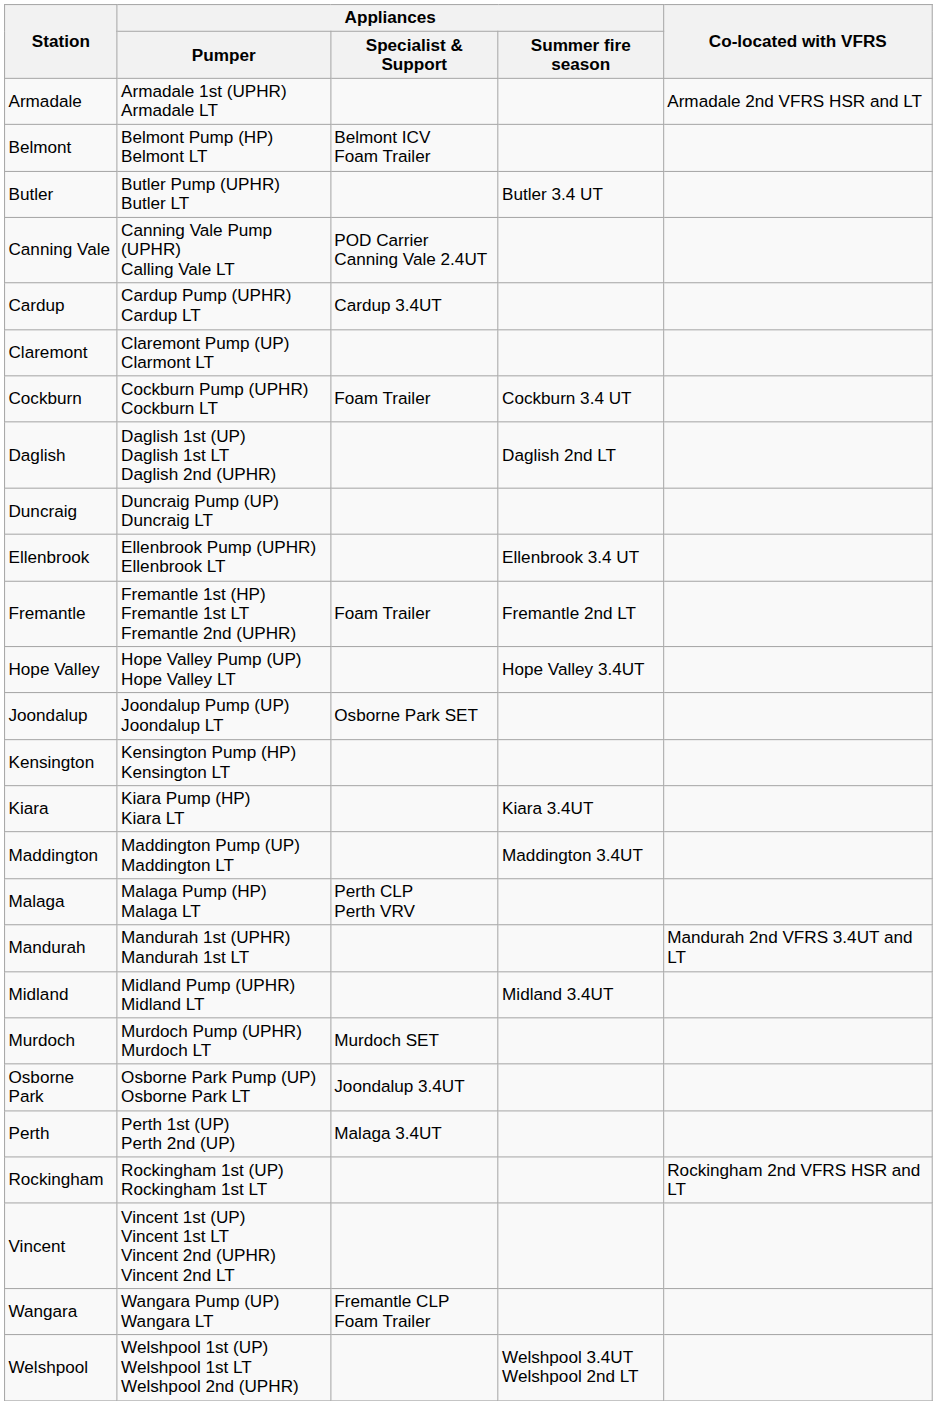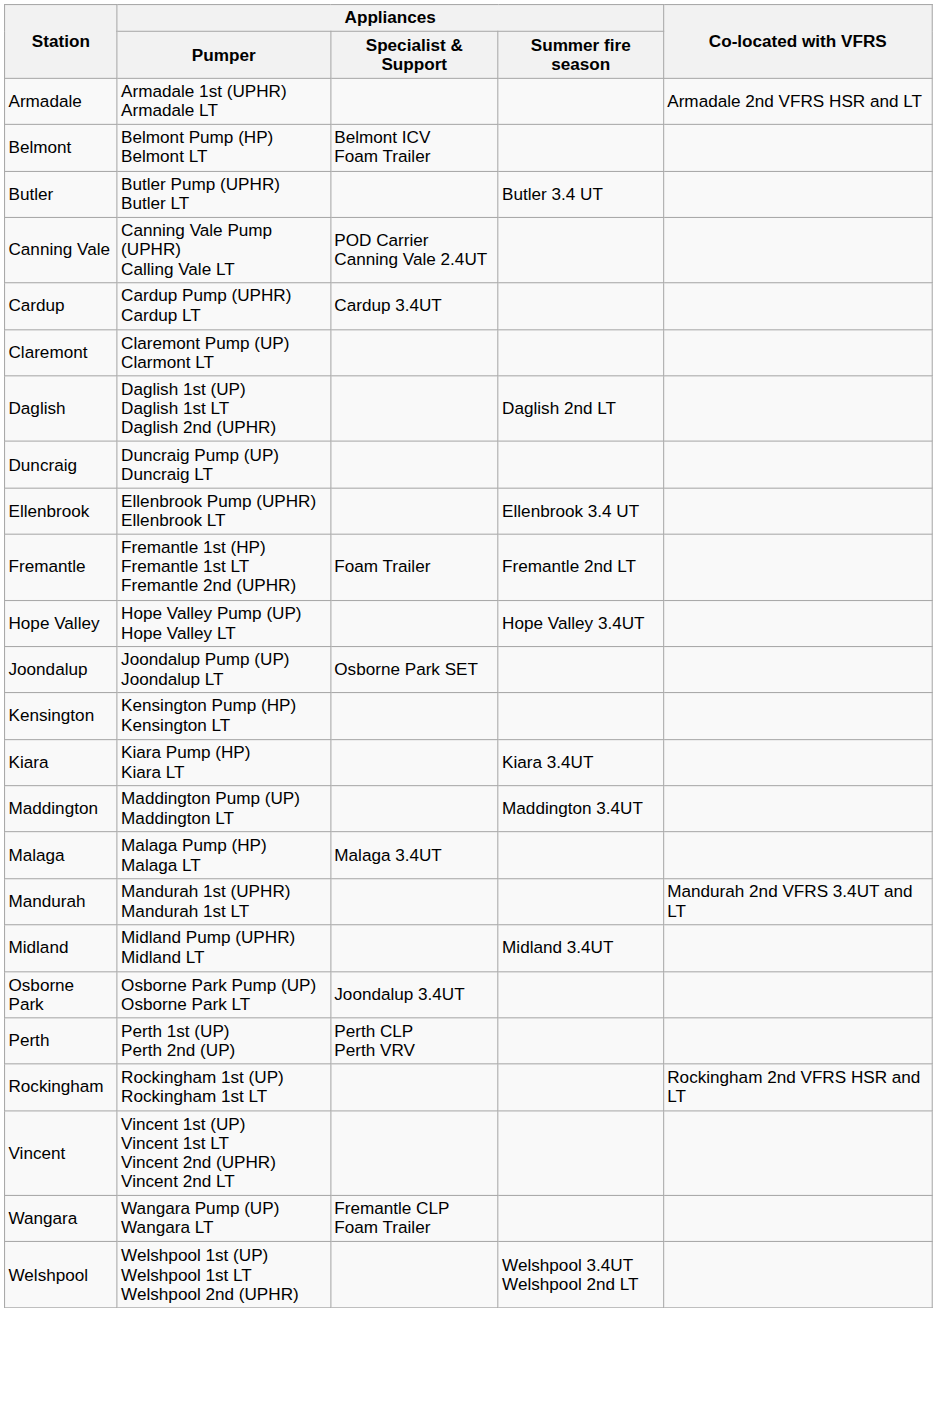- row: (45, 398)
(375, 901) Perth CLP Perth VRV -> (388, 855) Malaga 3.4UT
- row: (42, 1040)
(388, 1133) Malaga 3.4UT -> (375, 1040) Perth CLP Perth VRV
